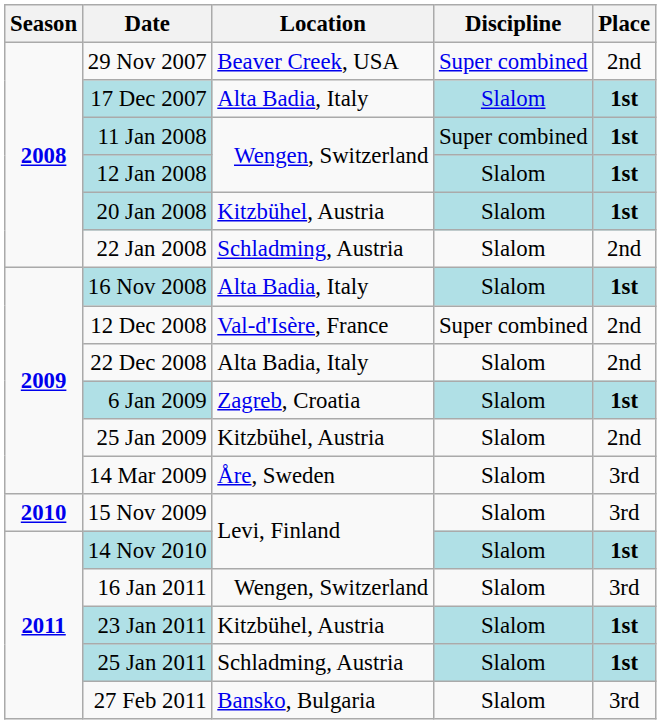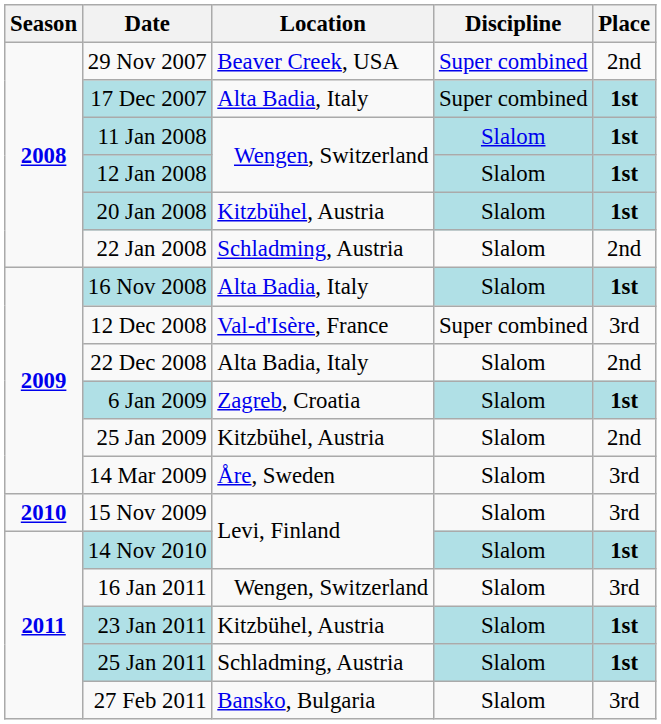(513, 98) Slalom -> (513, 98) Super combined
(513, 136) Super combined -> (513, 136) Slalom
(624, 324) 2nd -> (624, 324) 3rd
